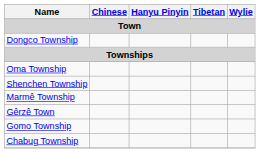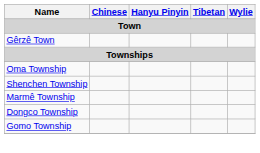rows swapped: (31, 112) <-> (42, 41)
- row: (42, 141)
